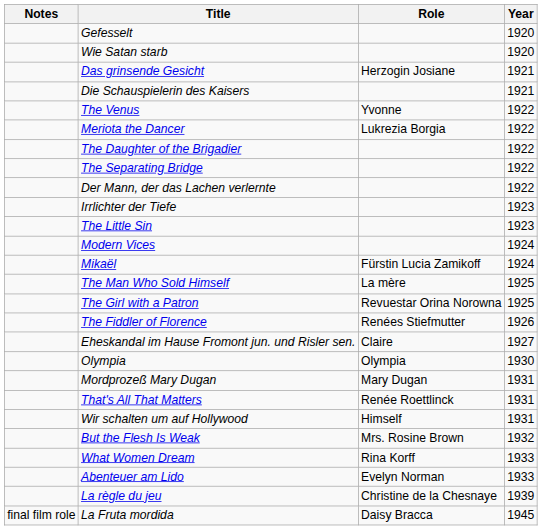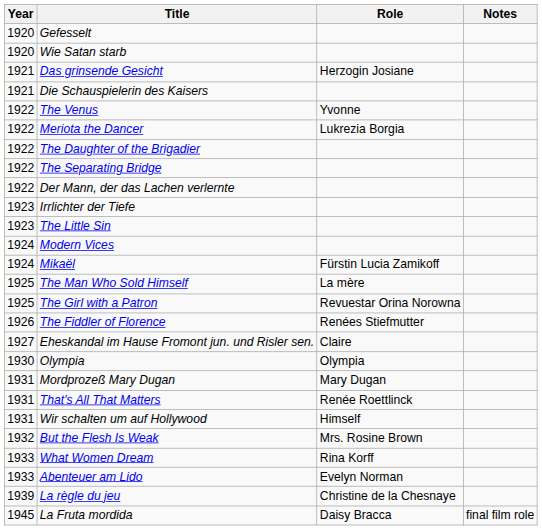columns swapped: (521, 14) <-> (41, 14)
